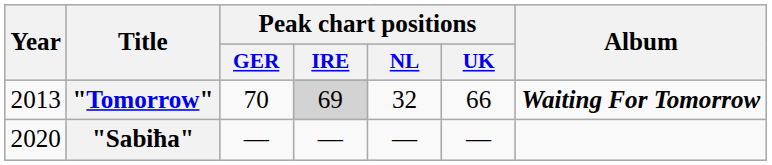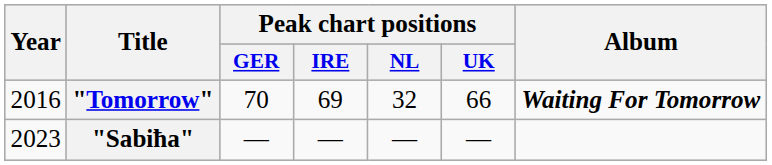(36, 99) 2013 -> (36, 99) 2016
(330, 99) lightgrey background -> (330, 99) no background
(36, 139) 2020 -> (36, 139) 2023
